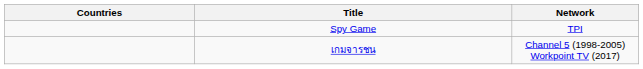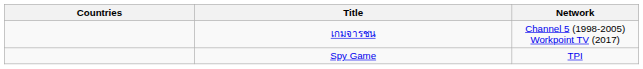rows swapped: (353, 50) <-> (353, 28)
